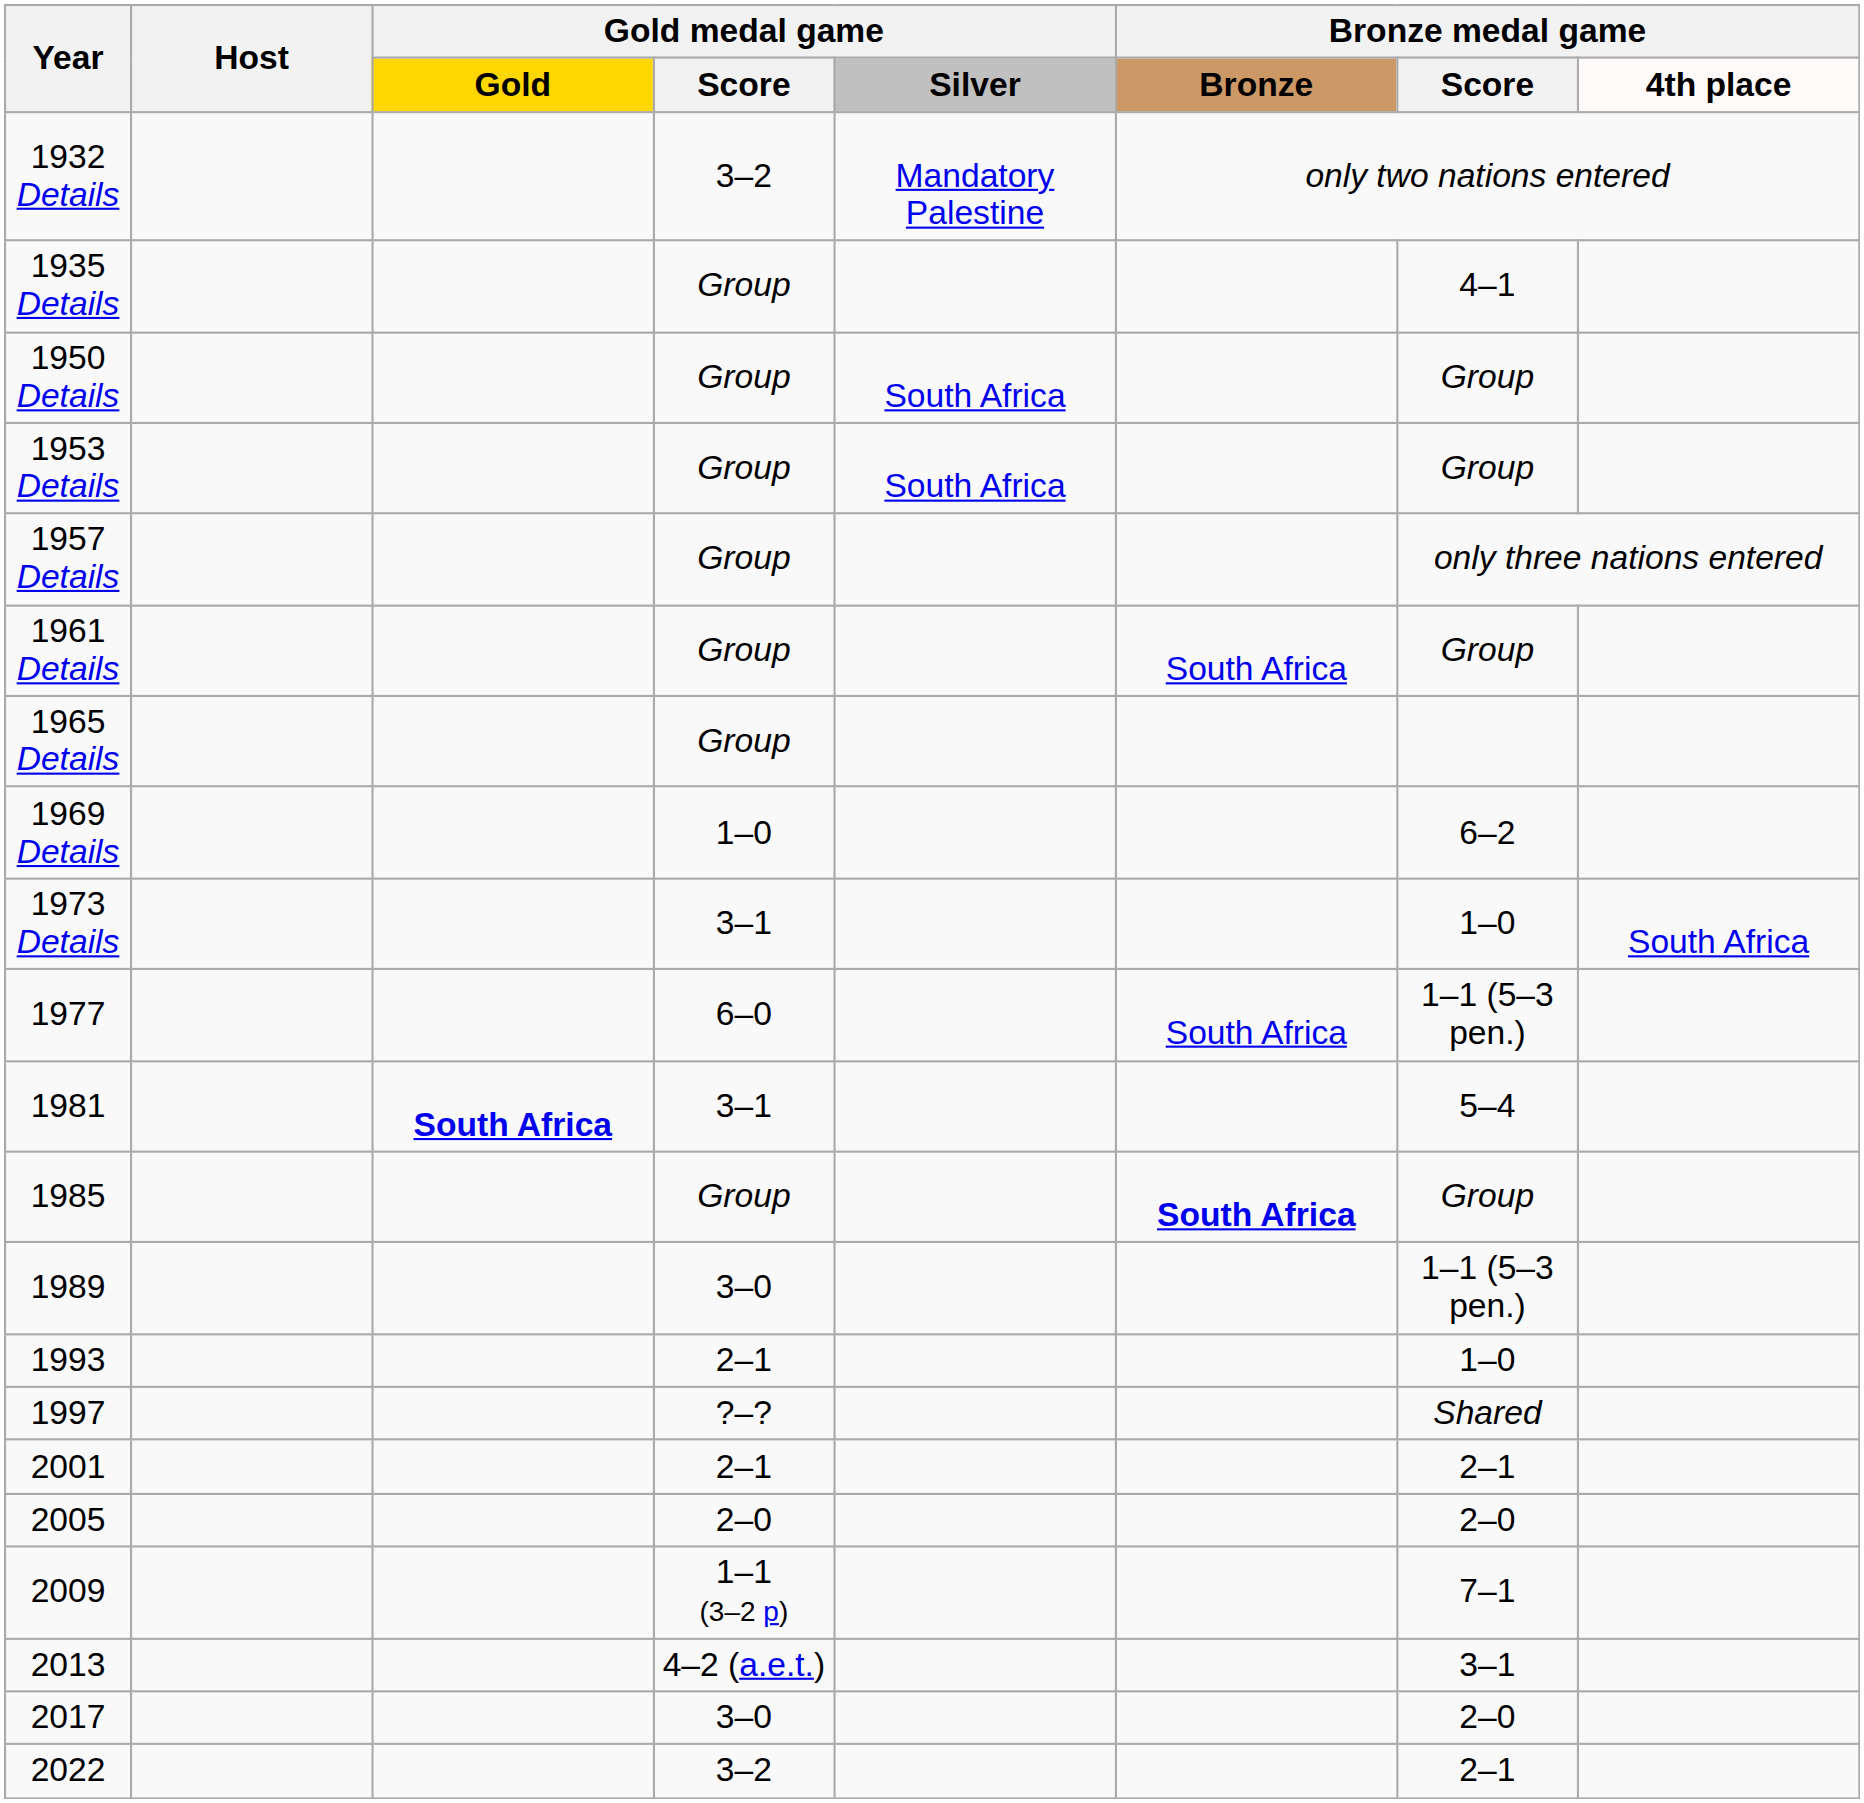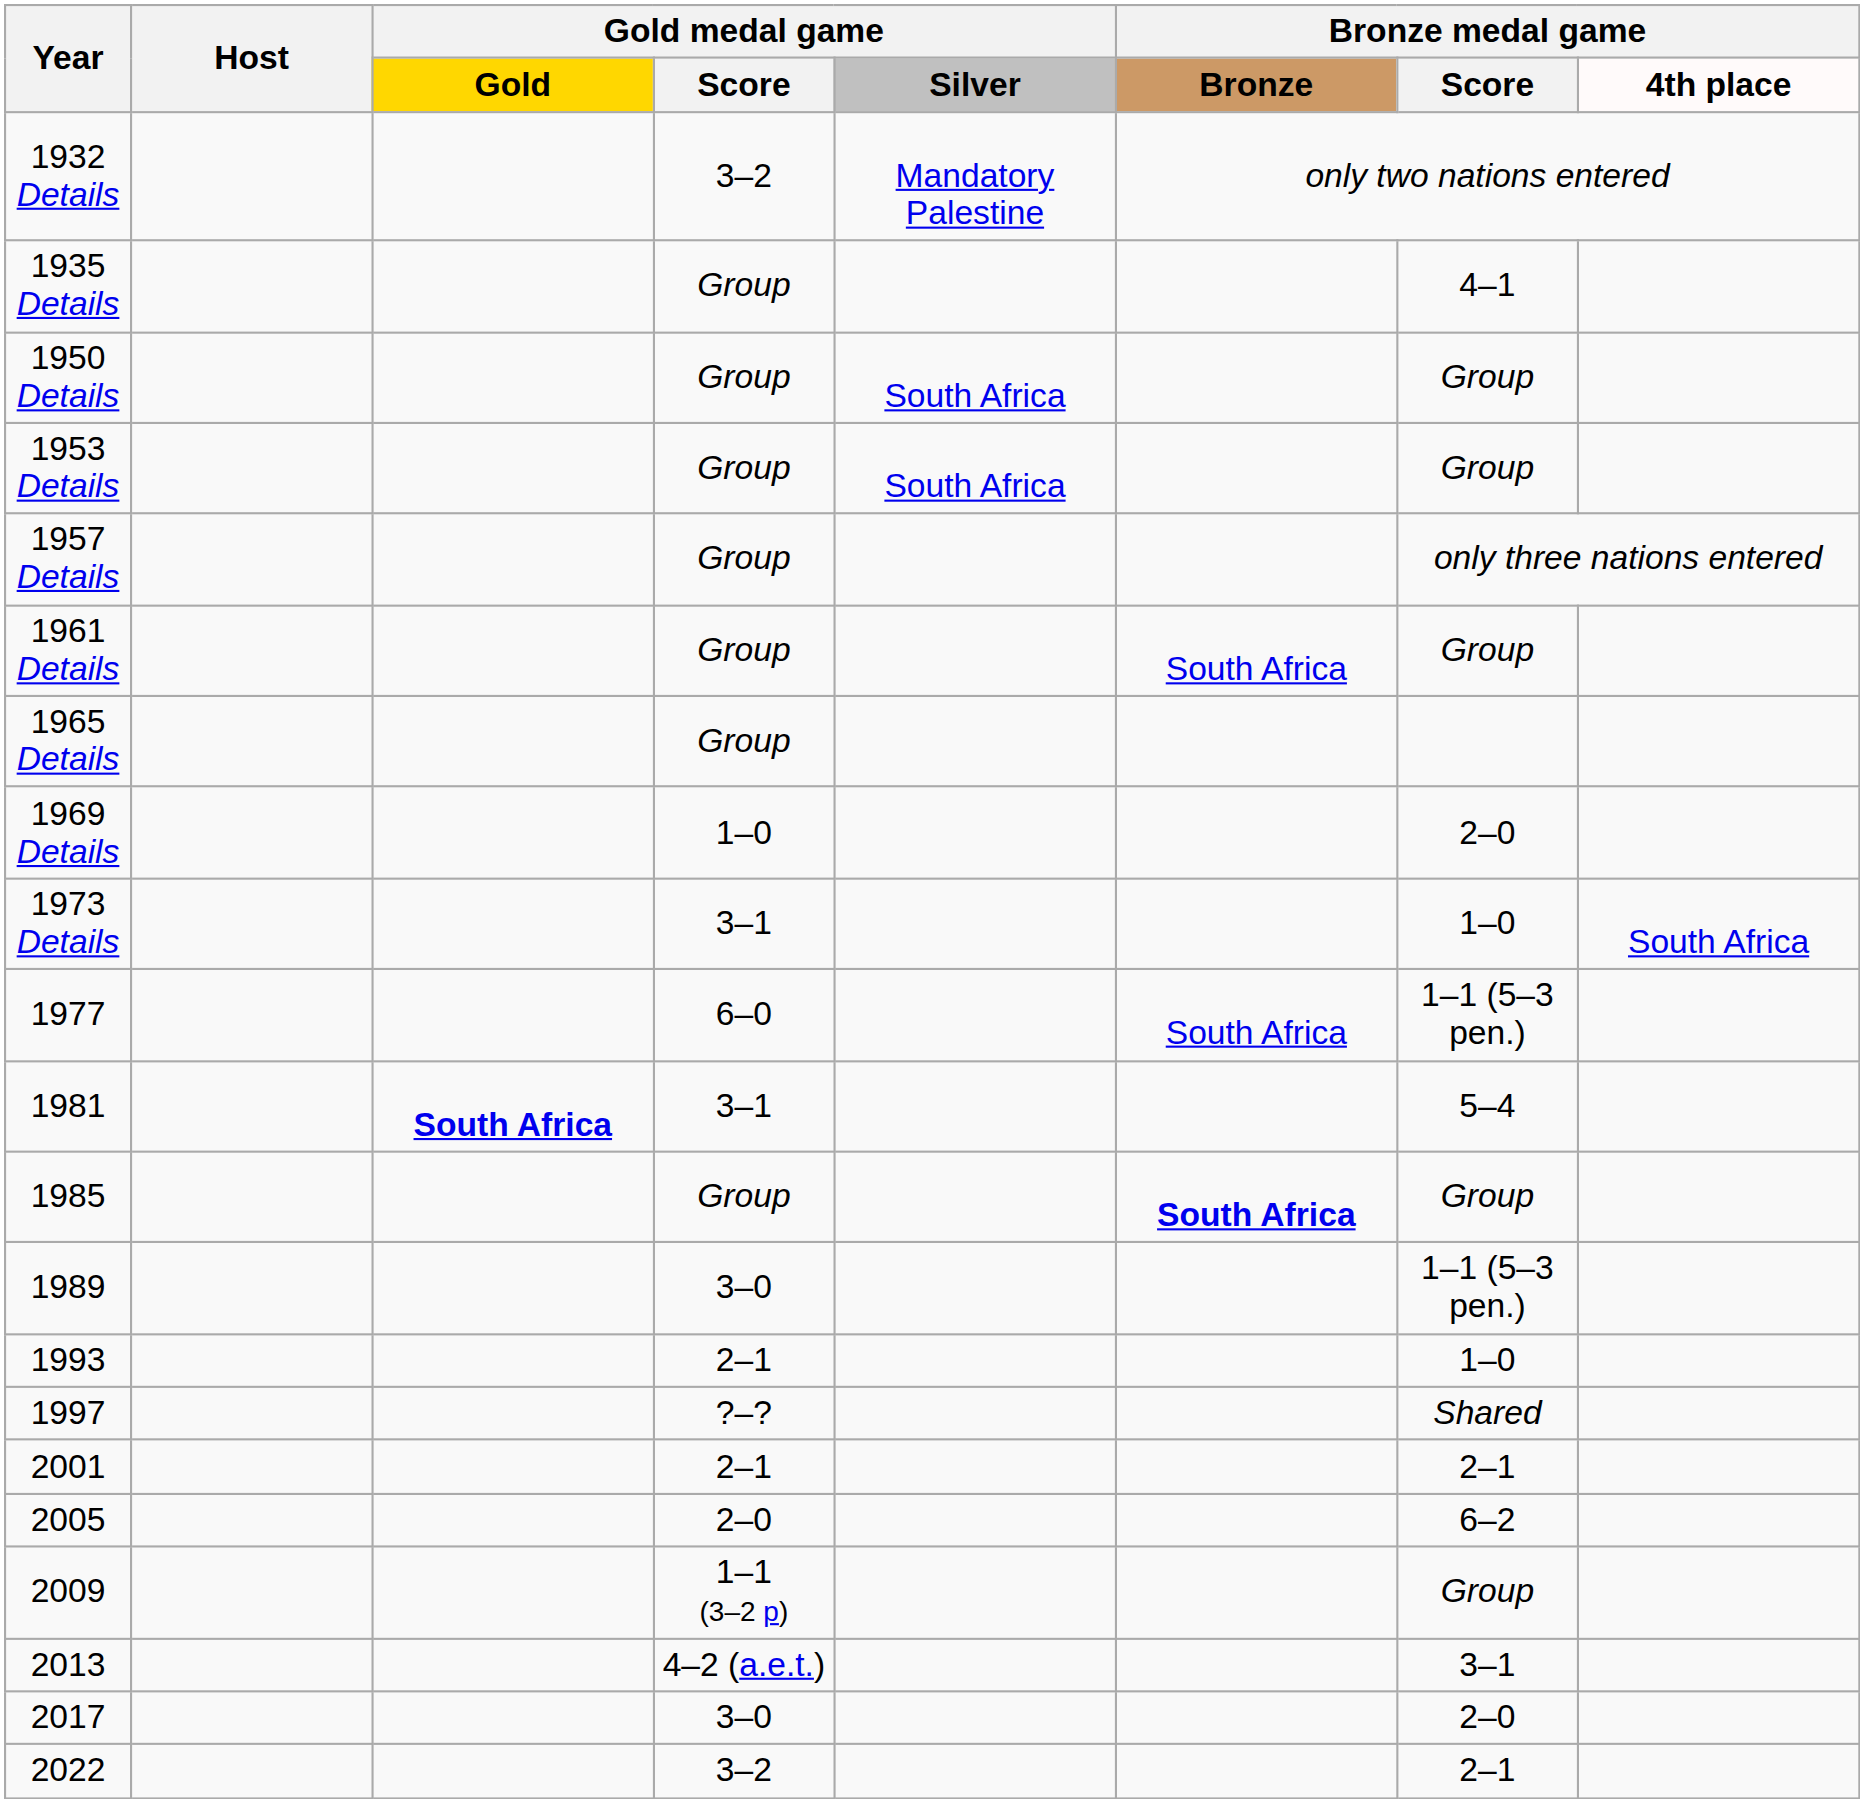(1487, 832) 6–2 -> (1487, 832) 2–0
(1487, 1519) 2–0 -> (1487, 1519) 6–2
(1487, 1591) 7–1 -> (1487, 1591) Group
